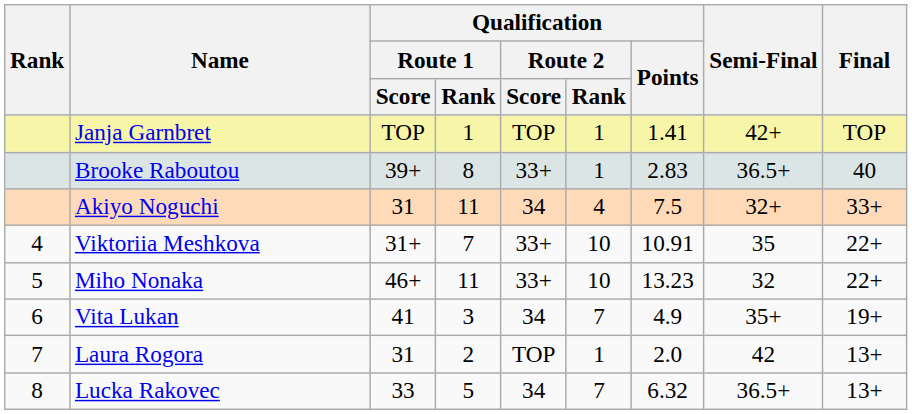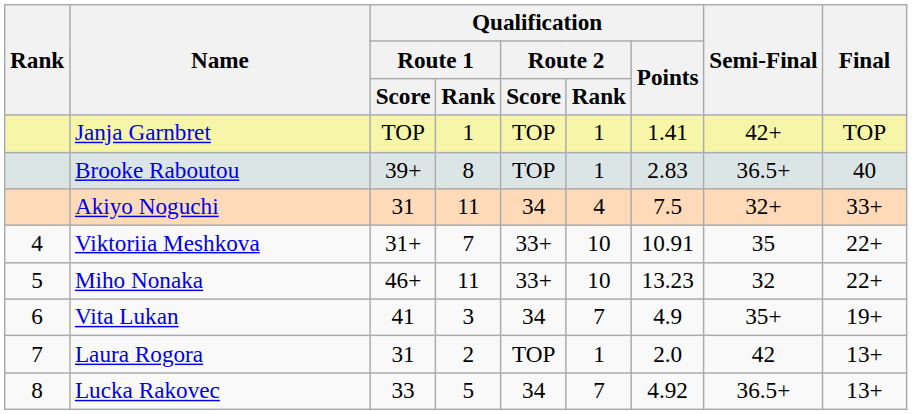(534, 170) 33+ -> (534, 170) TOP
(668, 390) 6.32 -> (668, 390) 4.92
